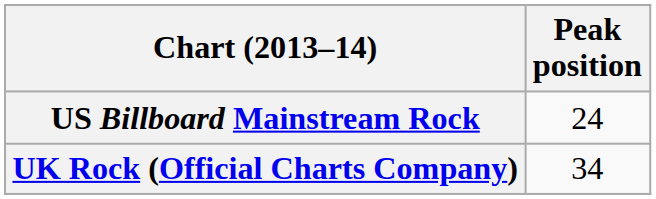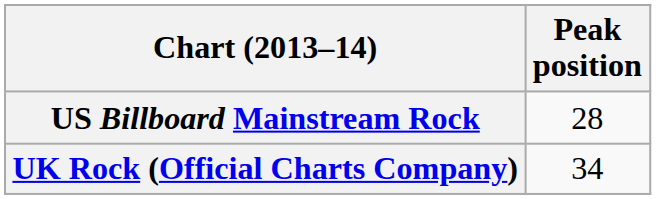(587, 117) 24 -> (587, 117) 28
